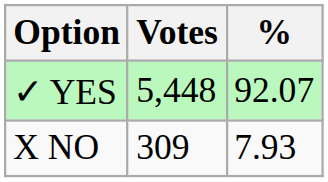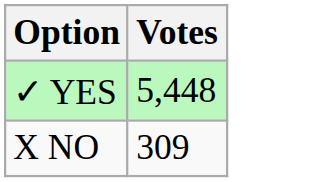- column: (274, 32)
